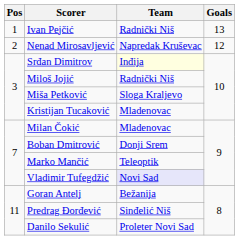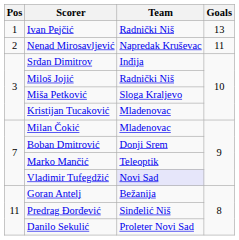(219, 45) 12 -> (219, 45) 11
(132, 62) lightyellow background -> (132, 62) no background
